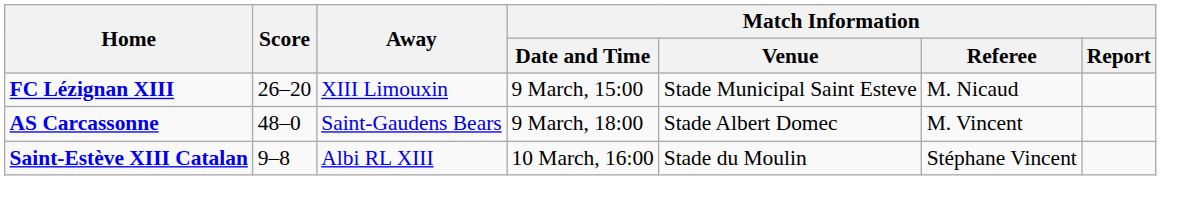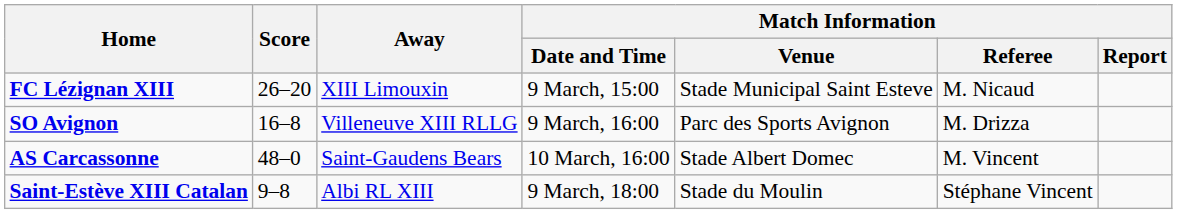+ row: (64, 123)
(577, 123) 9 March, 18:00 -> (599, 157) 10 March, 16:00
(583, 157) 10 March, 16:00 -> (593, 191) 9 March, 18:00
